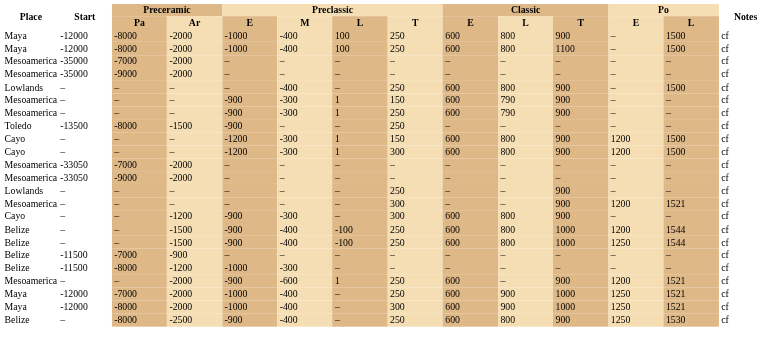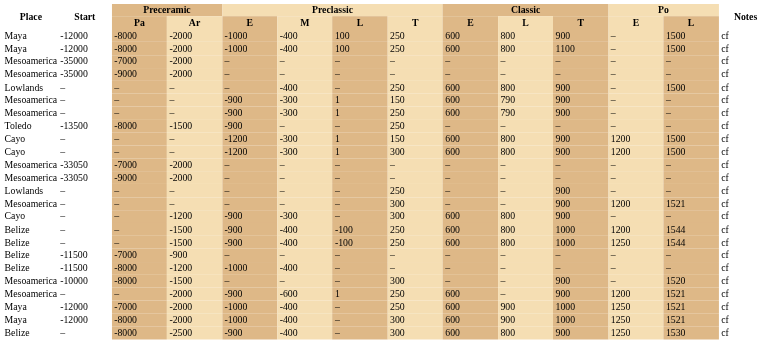(289, 268) -300 -> (289, 268) -400
+ row: (74, 281)
(397, 320) 250 -> (397, 333) 300
